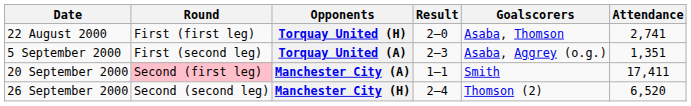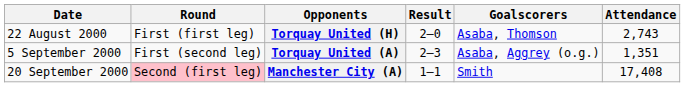(648, 33) 2,741 -> (641, 33) 2,743
(648, 72) 17,411 -> (641, 72) 17,408
- row: (343, 91)
